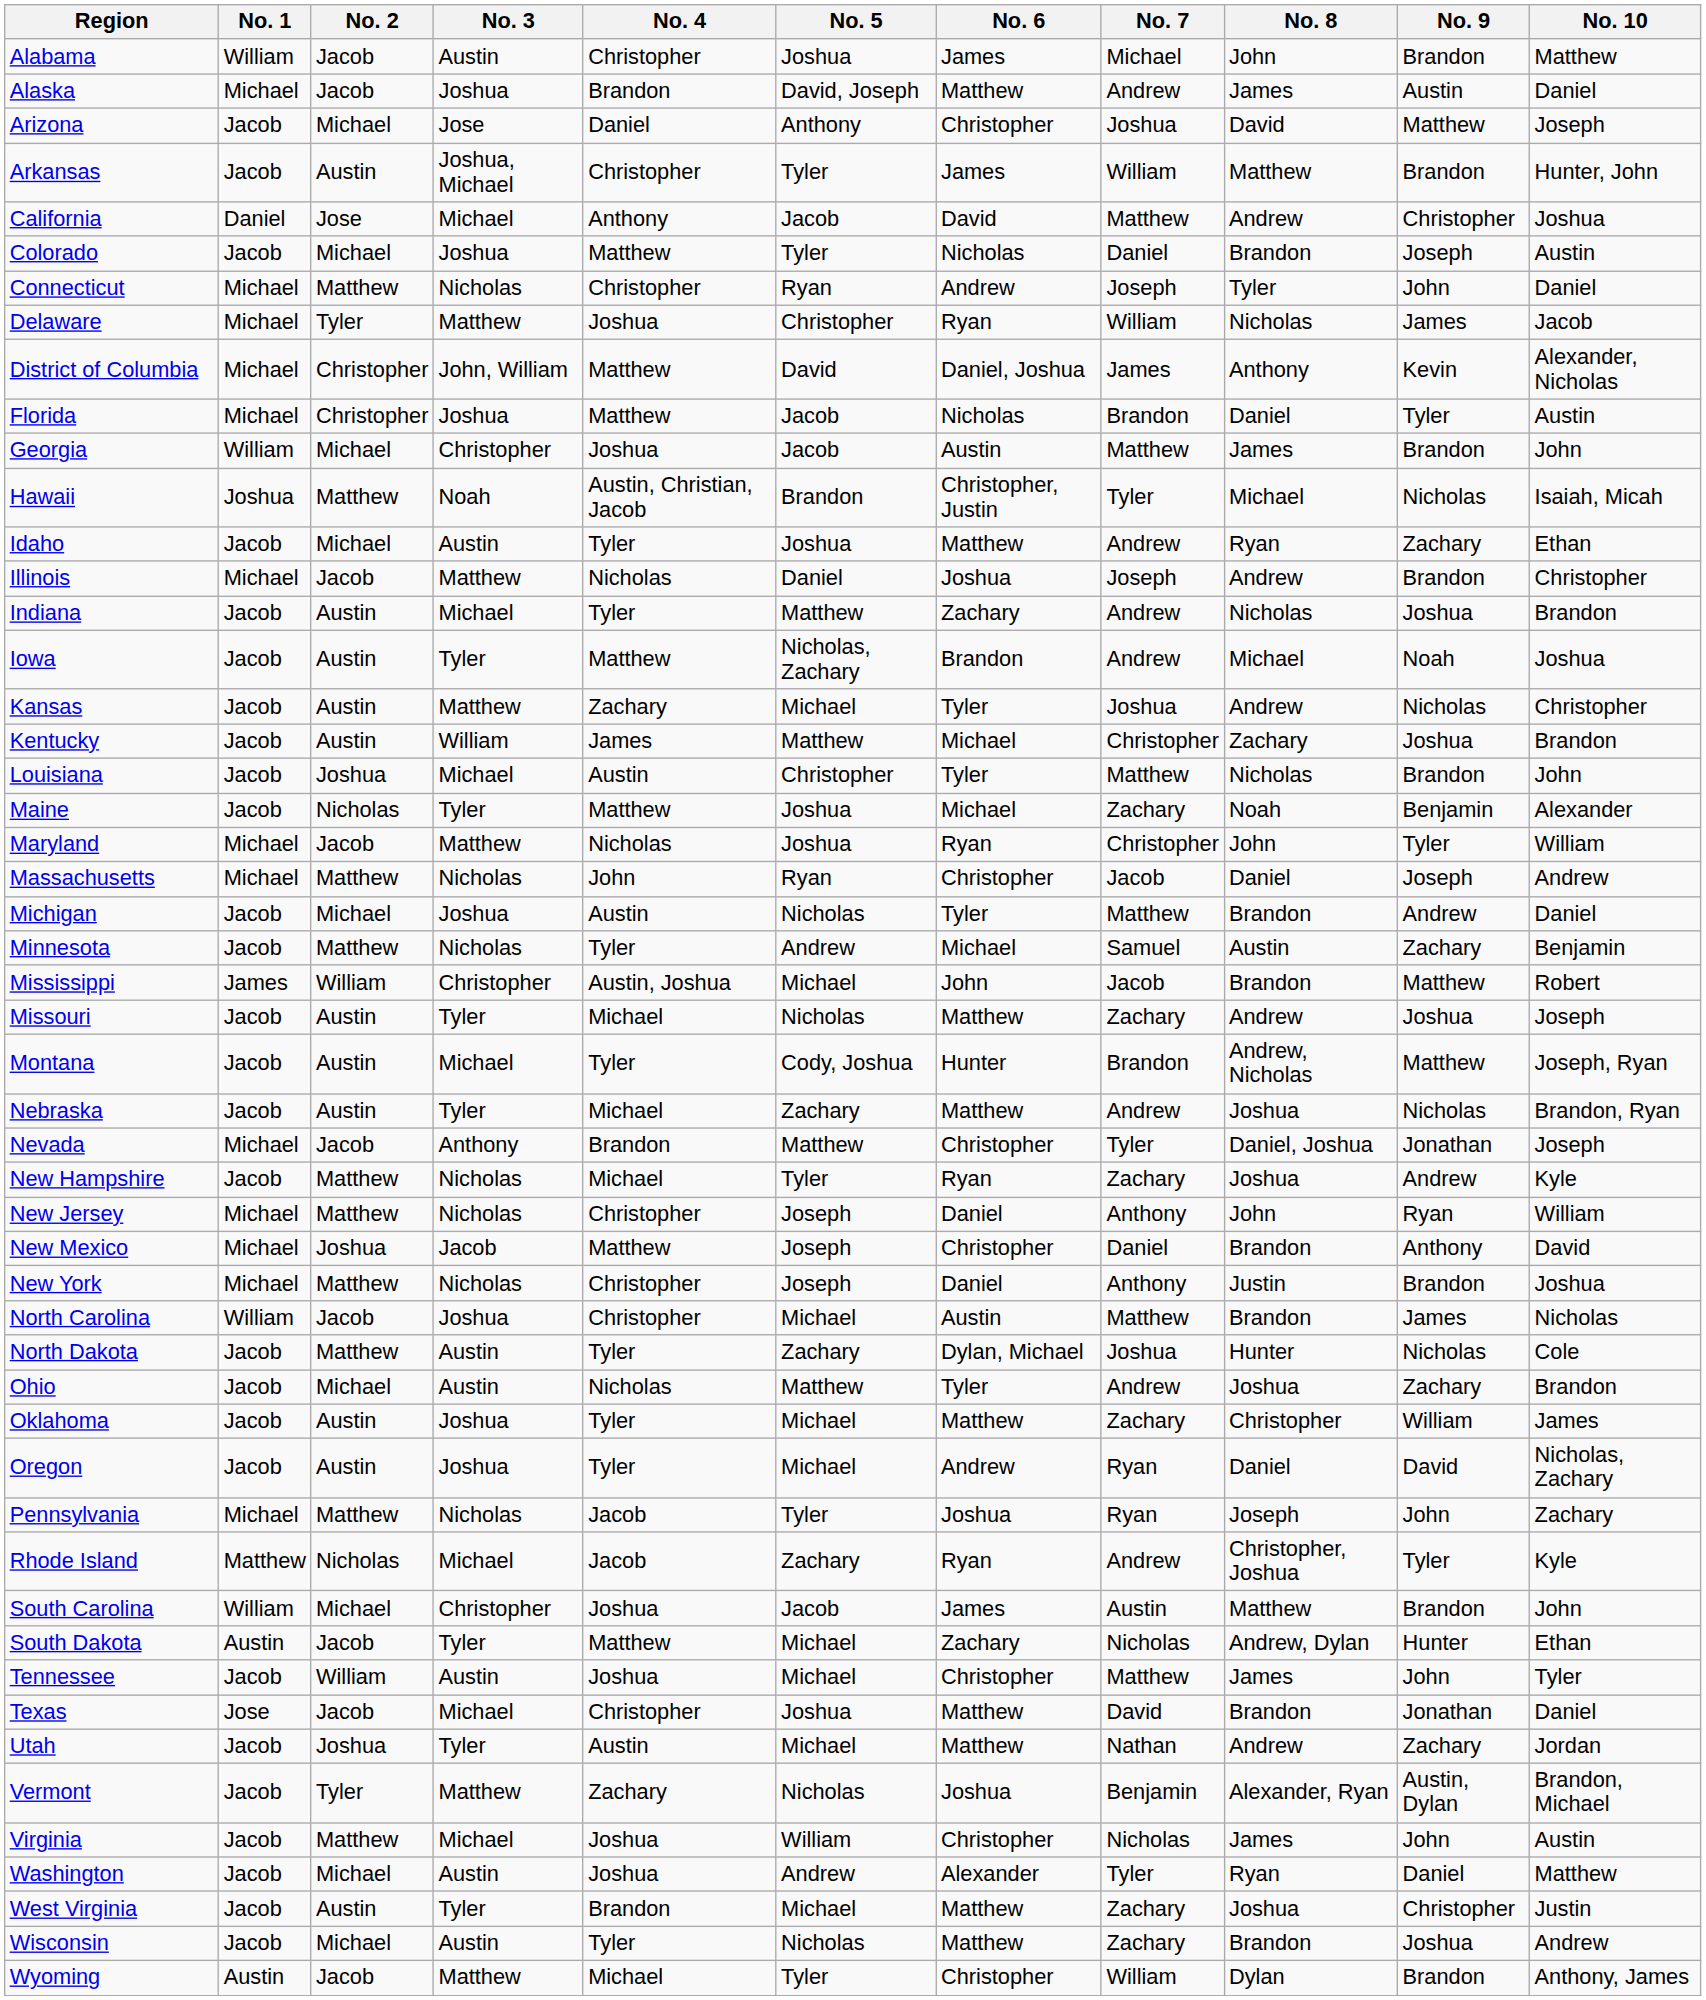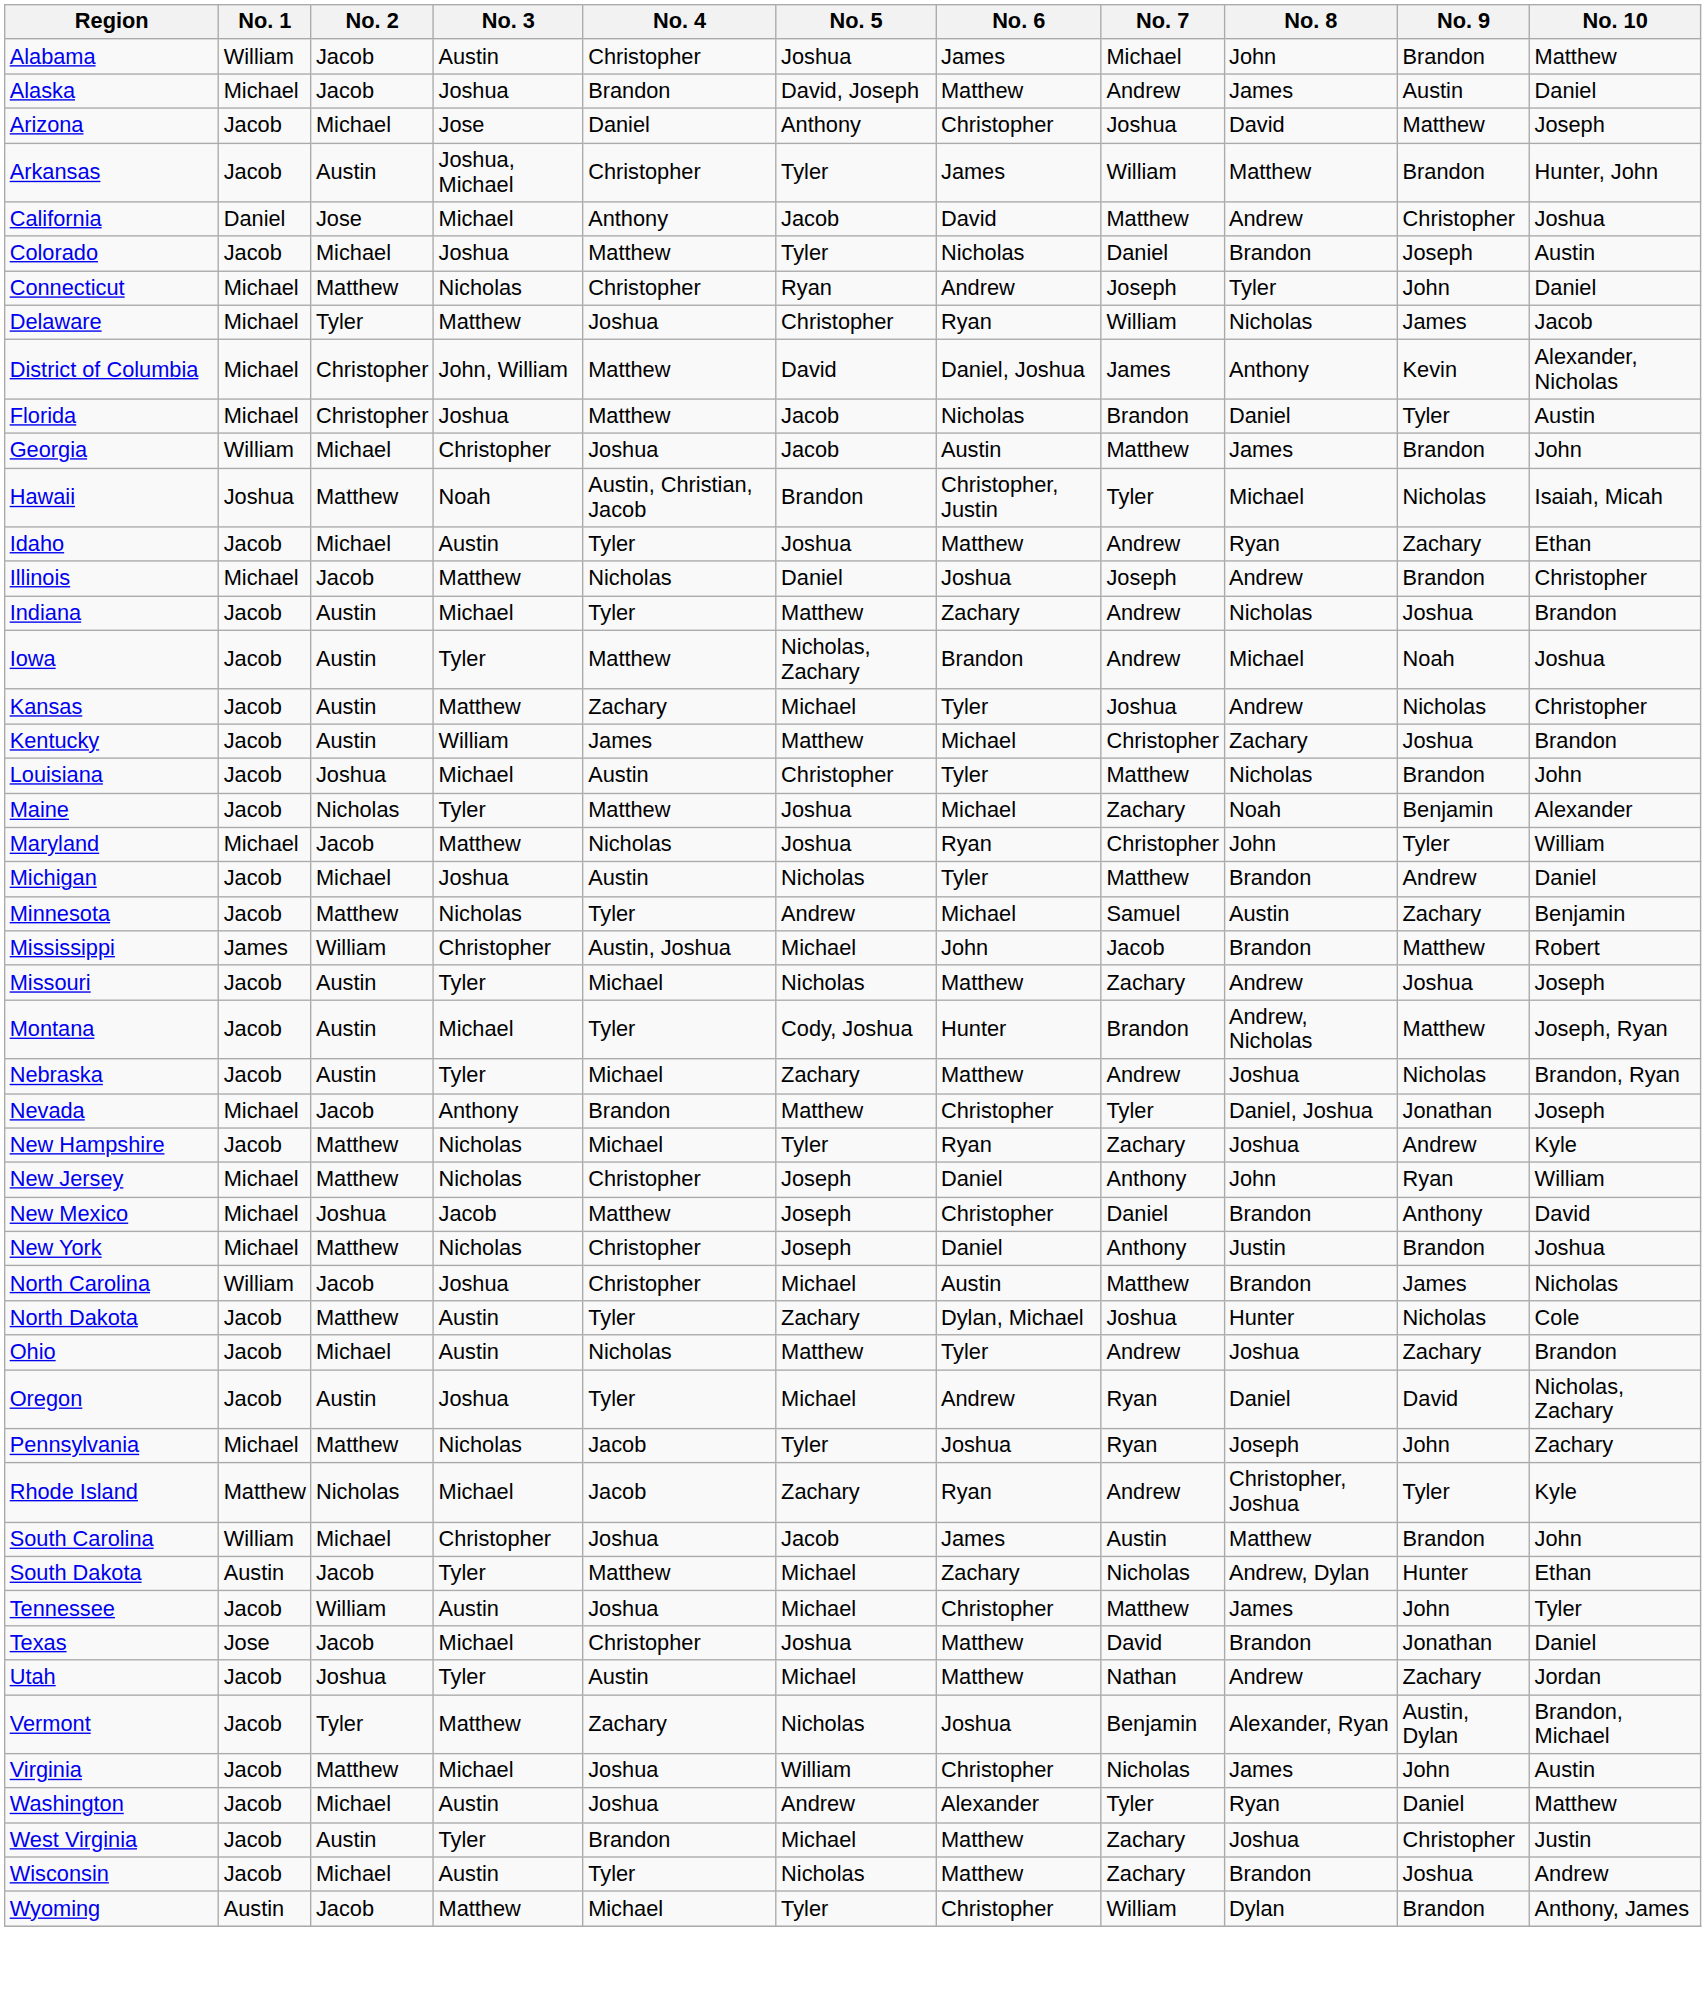- row: (82, 878)
- row: (59, 1421)
